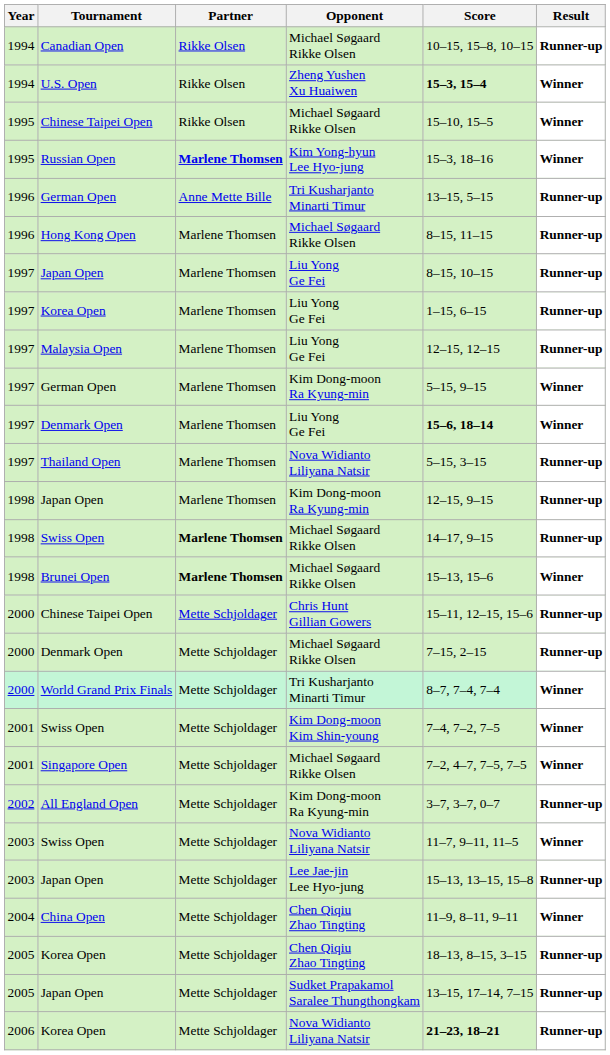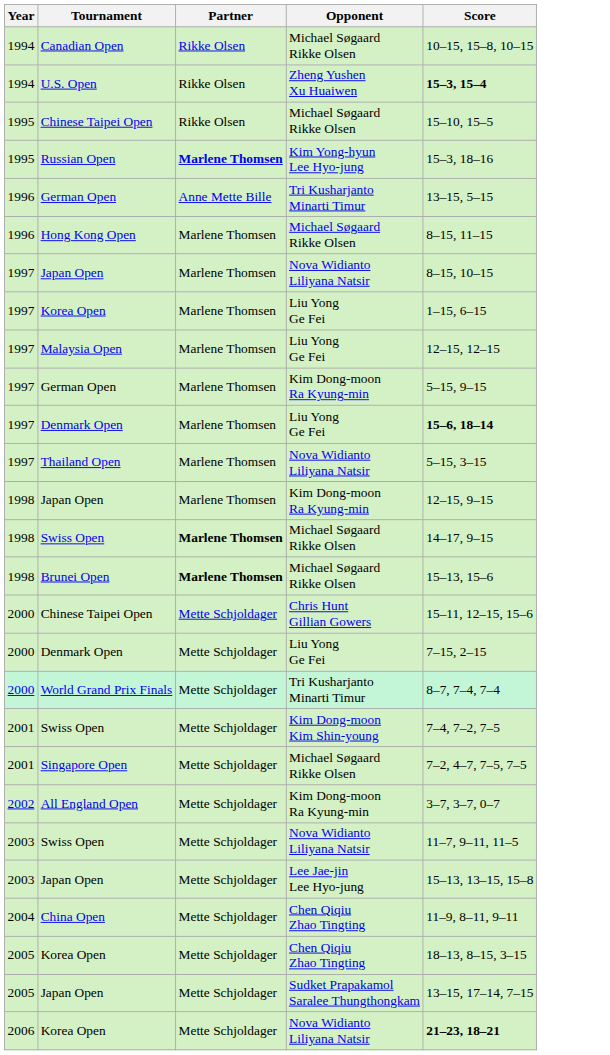- column: (571, 15)
(314, 273) Liu Yong Ge Fei -> (330, 273) Nova Widianto Liliyana Natsir
(335, 652) Michael Søgaard Rikke Olsen -> (314, 652) Liu Yong Ge Fei
